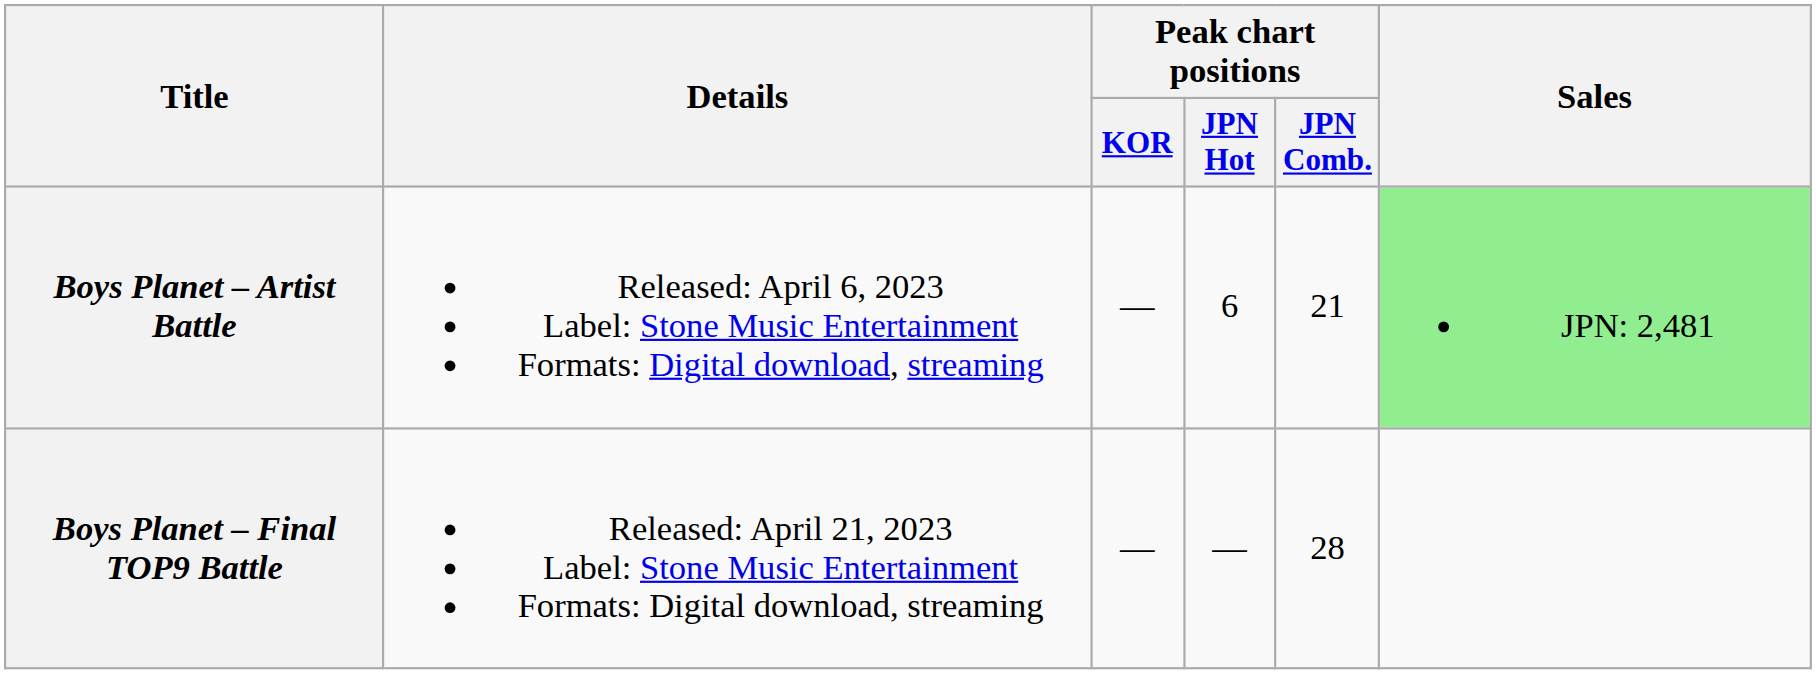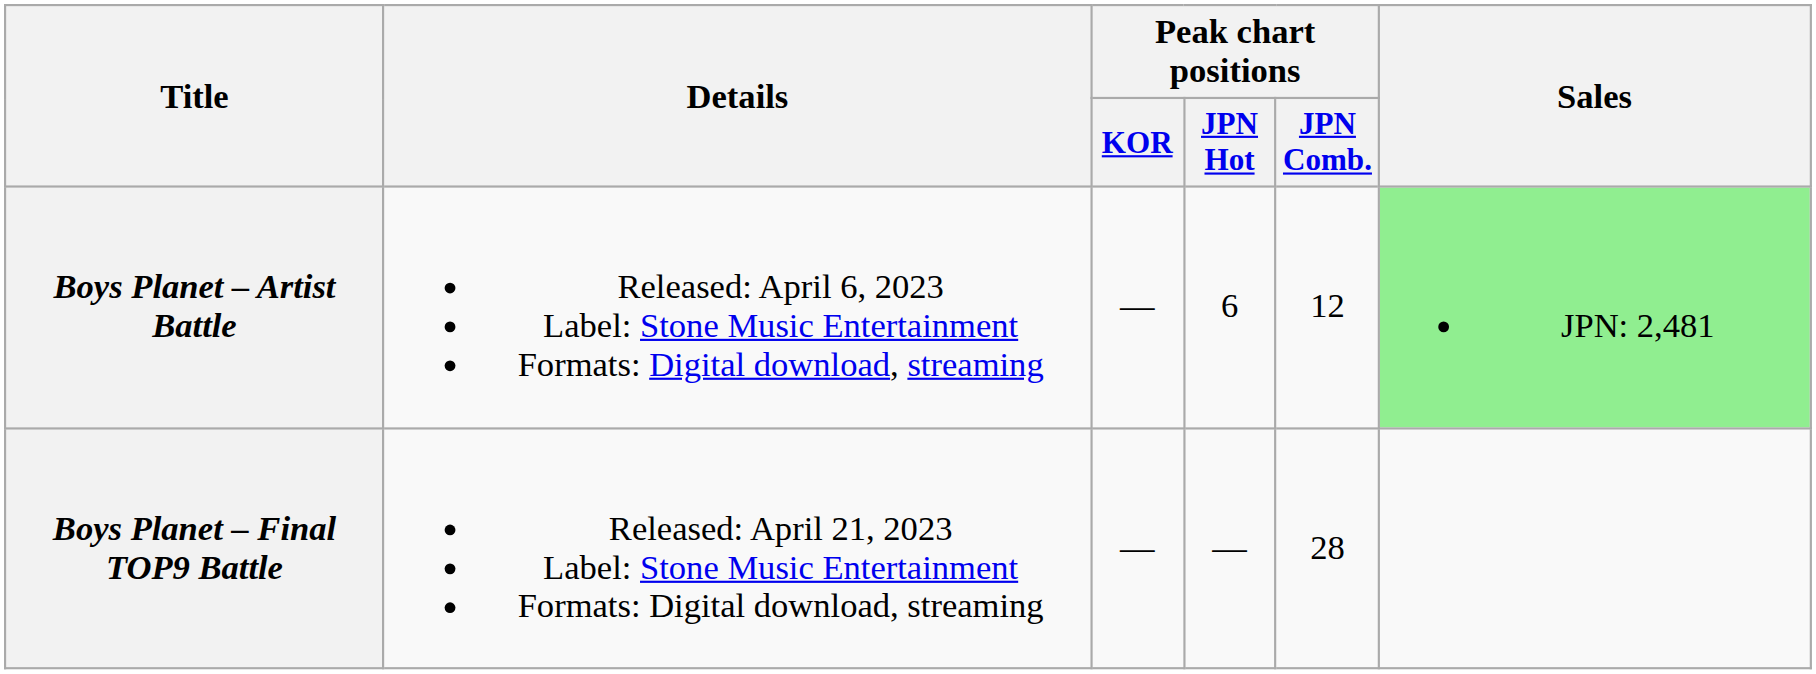(1327, 306) 21 -> (1327, 306) 12
